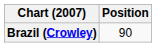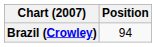(125, 32) 90 -> (125, 32) 94
